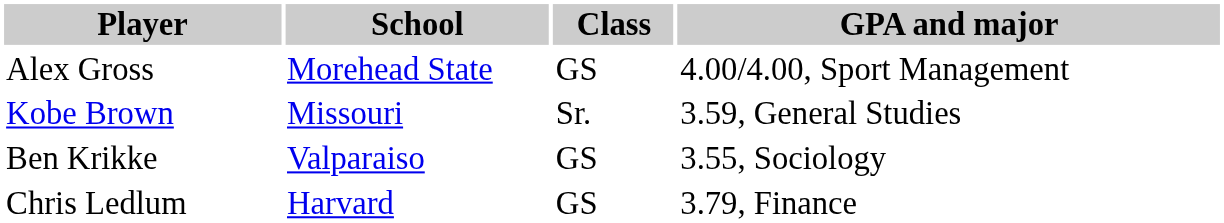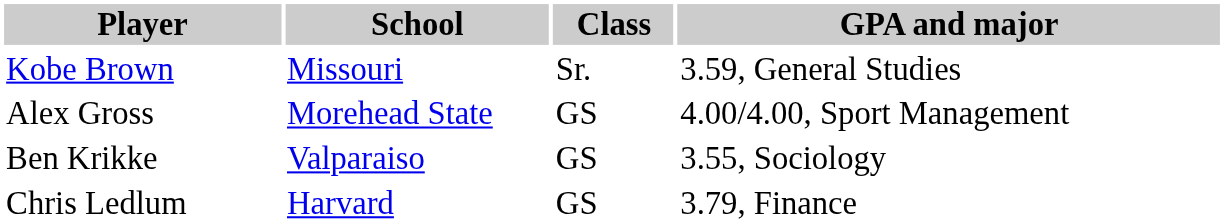rows swapped: (90, 113) <-> (80, 68)
